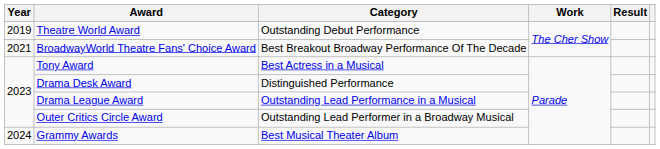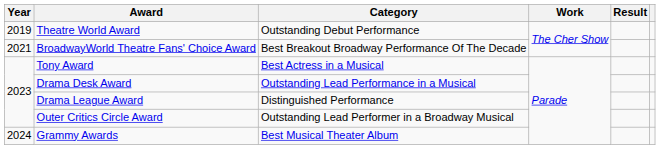(327, 83) Distinguished Performance -> (368, 83) Outstanding Lead Performance in a Musical
(368, 100) Outstanding Lead Performance in a Musical -> (327, 100) Distinguished Performance
